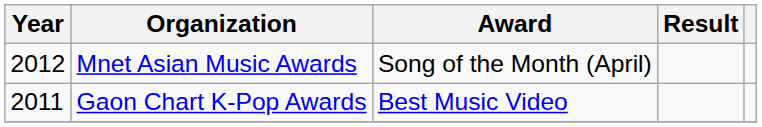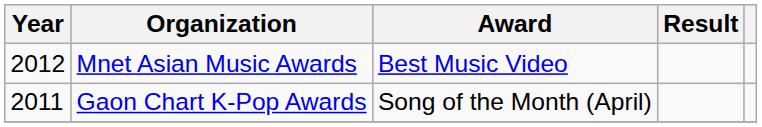(515, 63) Song of the Month (April) -> (473, 63) Best Music Video
(473, 102) Best Music Video -> (515, 102) Song of the Month (April)
